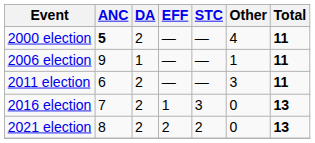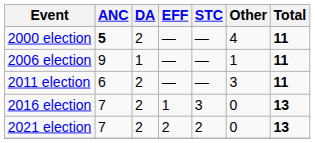(102, 127) 8 -> (102, 127) 7
